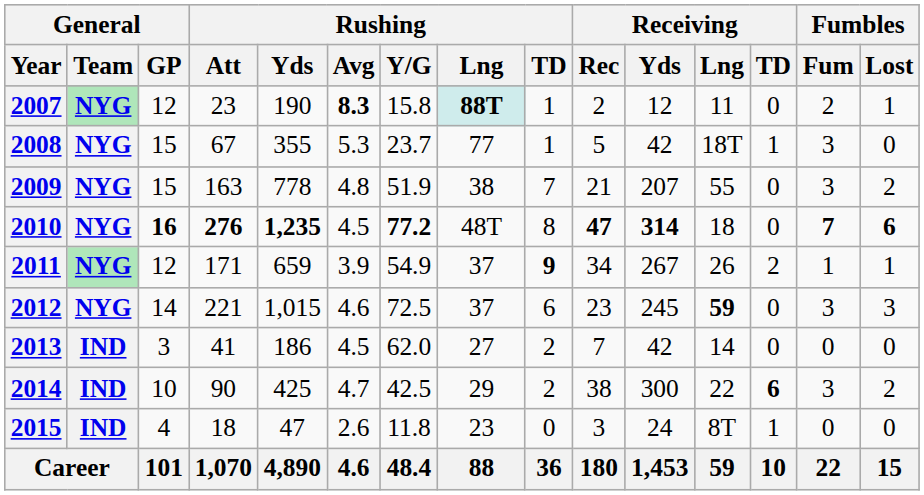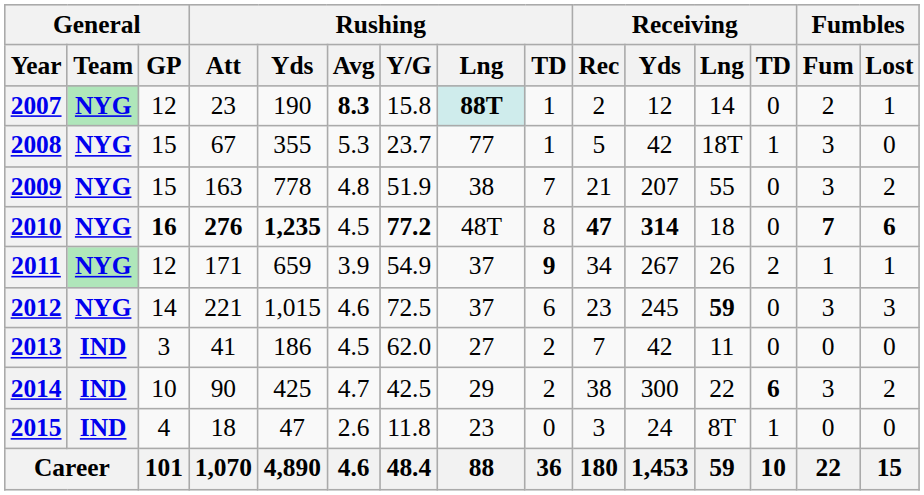(722, 105) 11 -> (722, 105) 14
(722, 347) 14 -> (722, 347) 11
